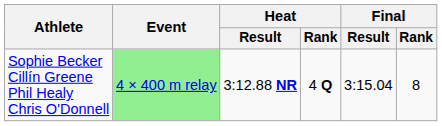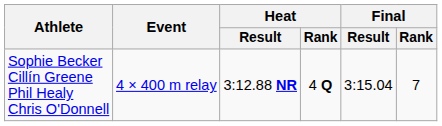(166, 85) lightgreen background -> (166, 85) no background
(416, 85) 8 -> (416, 85) 7
